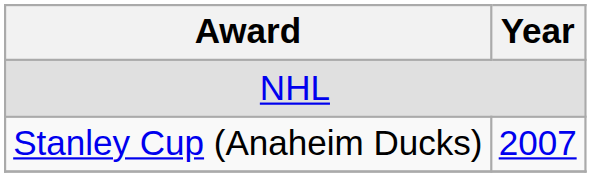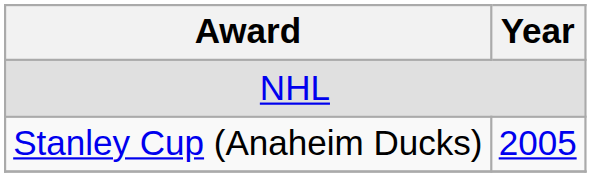(538, 143) 2007 -> (538, 143) 2005
